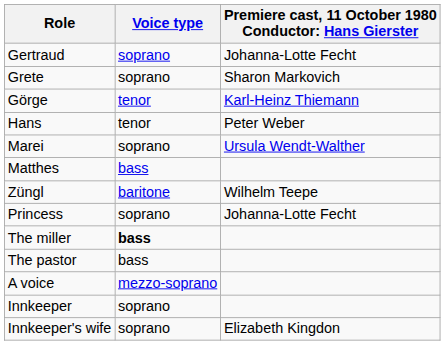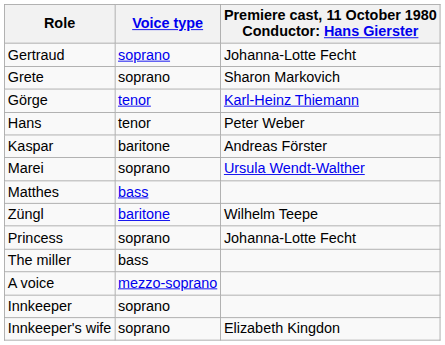+ row: (31, 146)
(134, 237) bold -> (133, 260) normal
- row: (42, 260)
